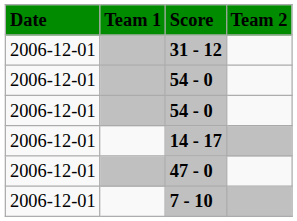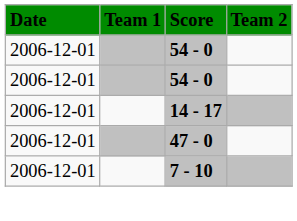- row: (53, 49)
